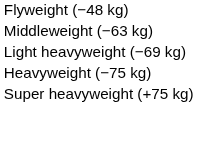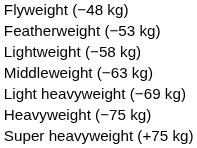+ row: (82, 31)
+ row: (73, 52)
